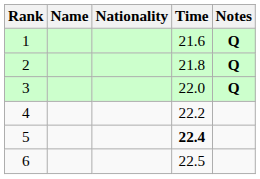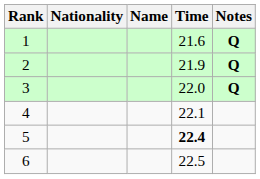columns swapped: (69, 16) <-> (132, 16)
(192, 64) 21.8 -> (192, 64) 21.9
(192, 112) 22.2 -> (192, 112) 22.1
